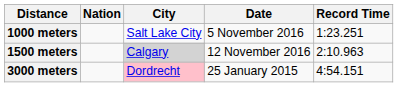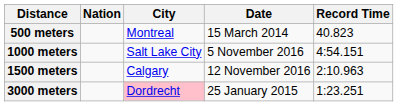+ row: (42, 33)
(340, 33) 1:23.251 -> (340, 52) 4:54.151
(147, 52) lightgrey background -> (147, 71) no background
(340, 71) 4:54.151 -> (340, 91) 1:23.251
